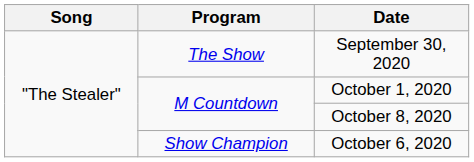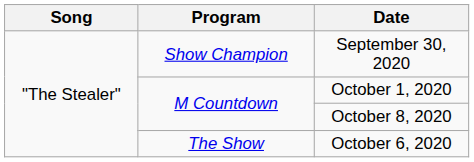(226, 53) The Show -> (226, 53) Show Champion
(226, 143) Show Champion -> (226, 143) The Show
